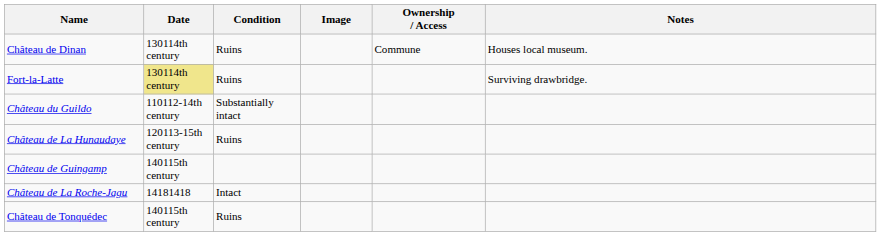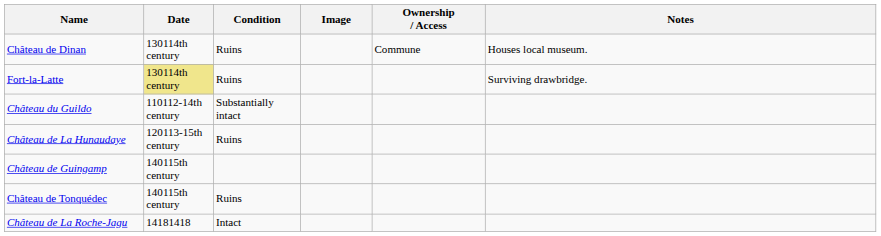rows swapped: (67, 192) <-> (57, 216)
